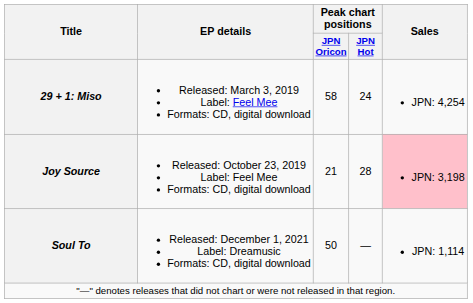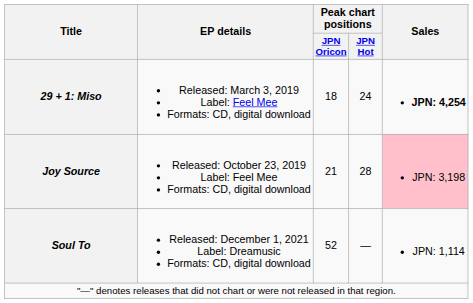(331, 96) 58 -> (331, 96) 18
(425, 103) normal -> (425, 103) bold
(331, 246) 50 -> (331, 246) 52
